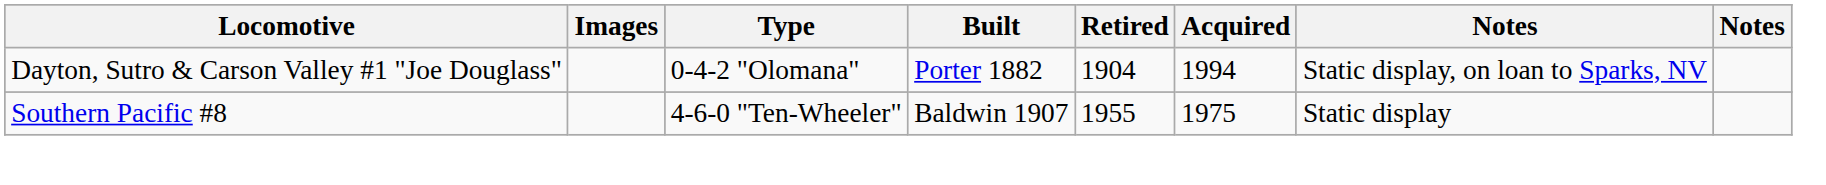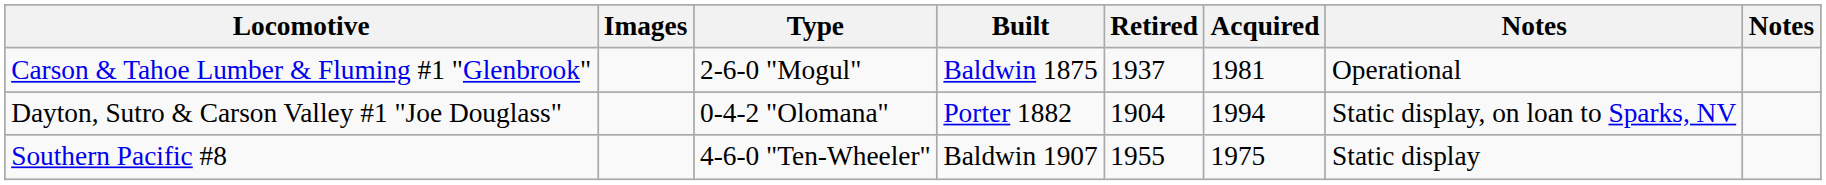+ row: (301, 69)
